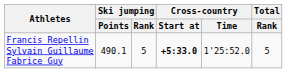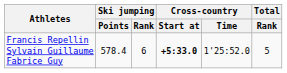(114, 50) 490.1 -> (114, 50) 578.4
(144, 50) 5 -> (144, 50) 6
